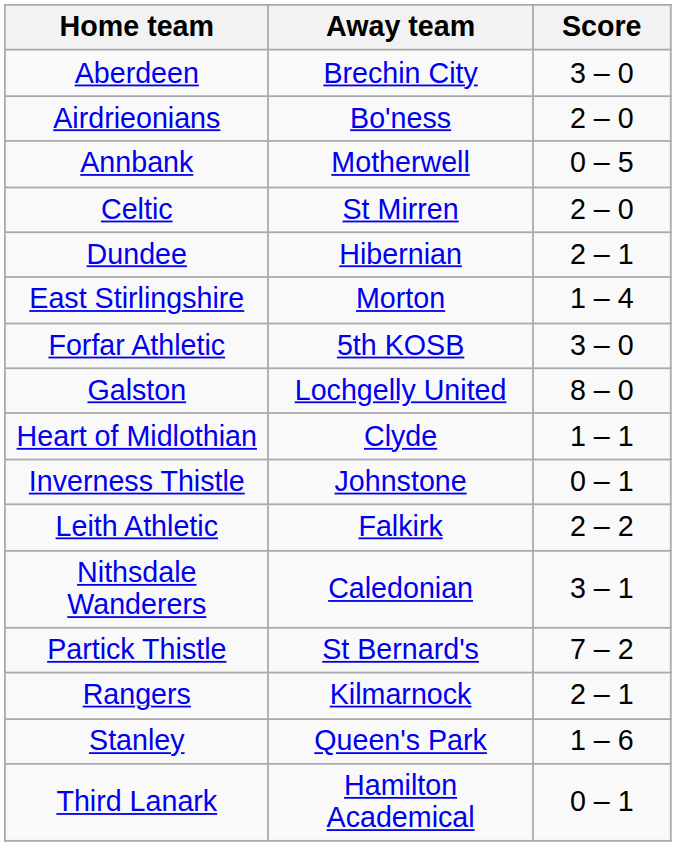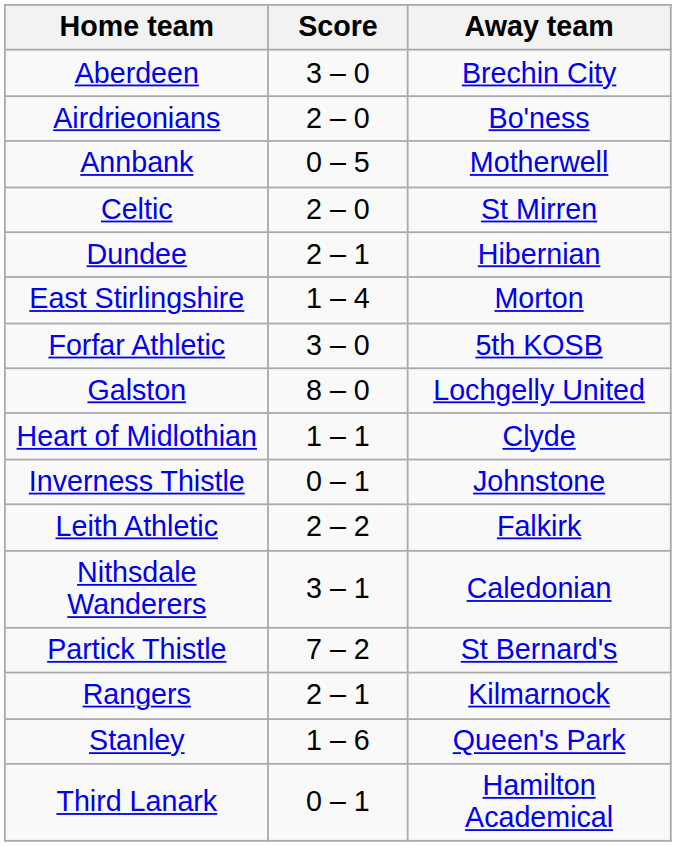columns swapped: (602, 27) <-> (401, 27)
